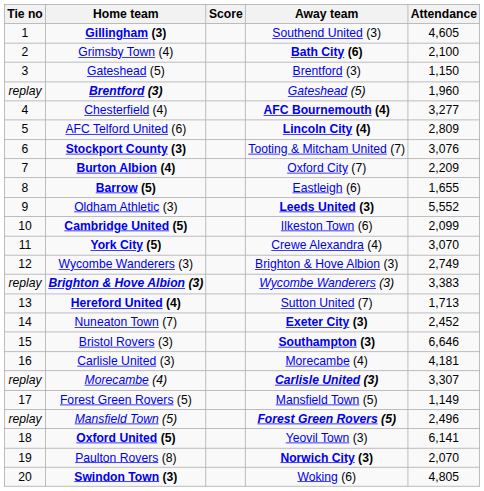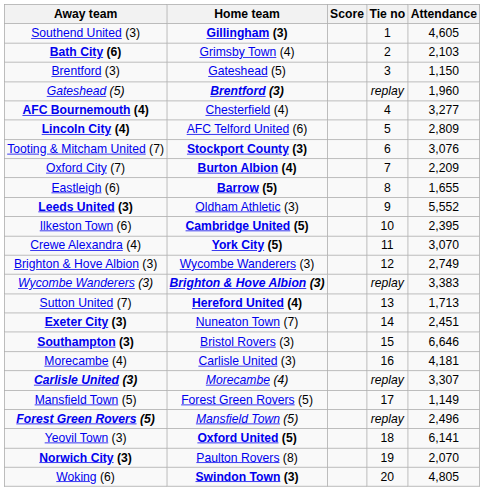columns swapped: (25, 14) <-> (327, 14)
(444, 52) 2,100 -> (444, 52) 2,103
(444, 226) 2,099 -> (444, 226) 2,395
(444, 322) 2,452 -> (444, 322) 2,451
